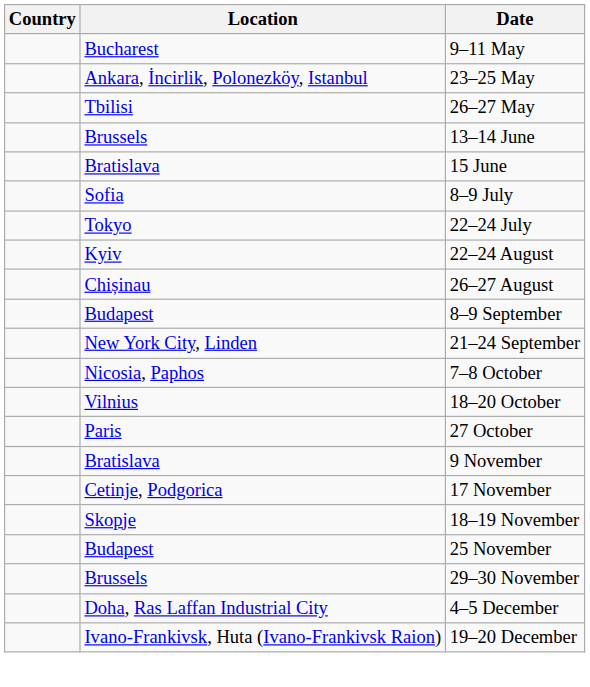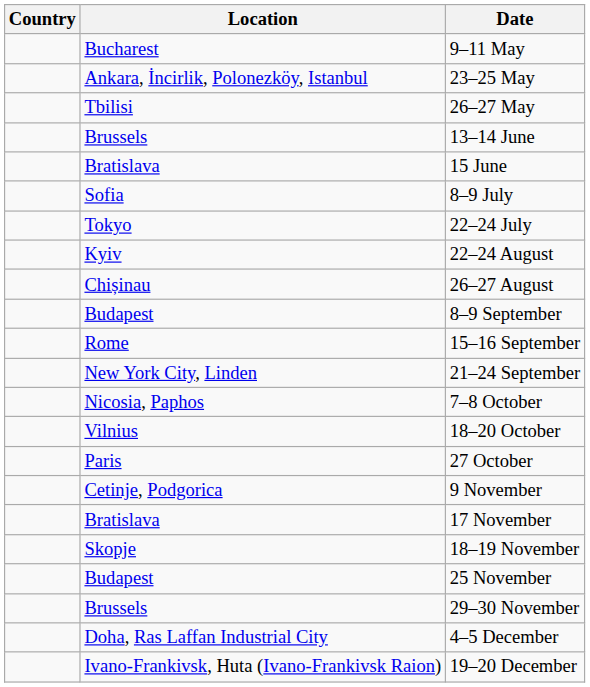+ row: (515, 343)
(122, 460) Bratislava -> (154, 490) Cetinje, Podgorica
(154, 490) Cetinje, Podgorica -> (122, 519) Bratislava
